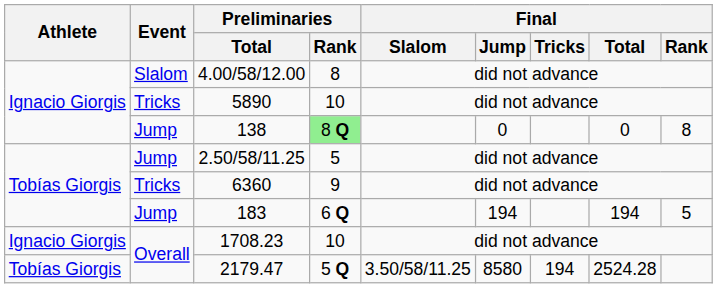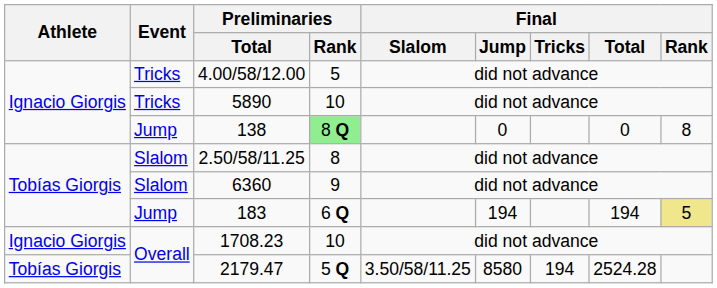(161, 74) Slalom -> (157, 74) Tricks
(335, 74) 8 -> (335, 74) 5
(156, 158) Jump -> (161, 158) Slalom
(335, 158) 5 -> (335, 158) 8
(157, 185) Tricks -> (161, 185) Slalom
(686, 213) no background -> (686, 213) khaki background
